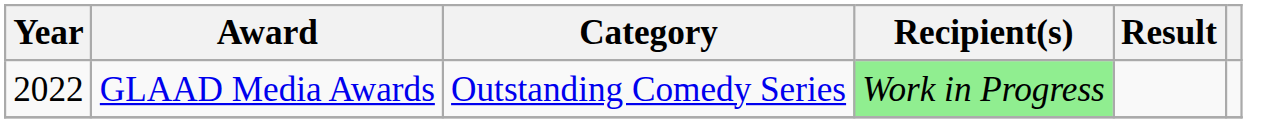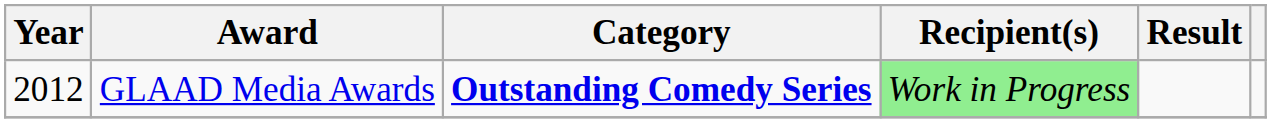(48, 88) 2022 -> (48, 88) 2012
(649, 88) normal -> (661, 88) bold
